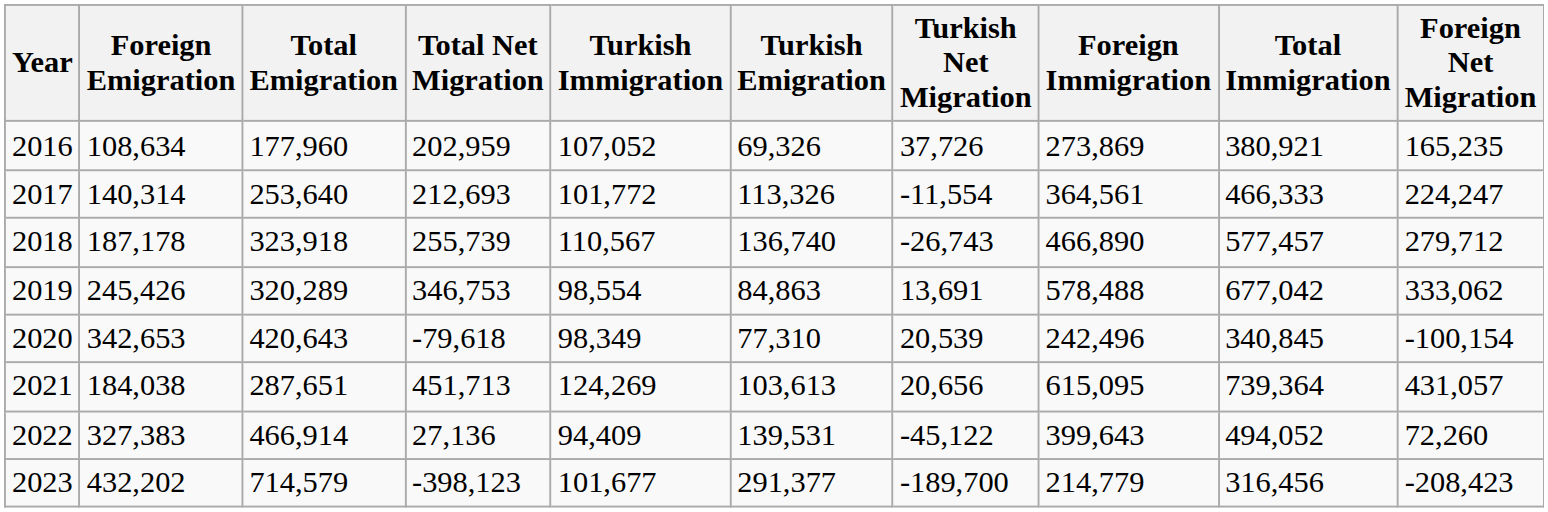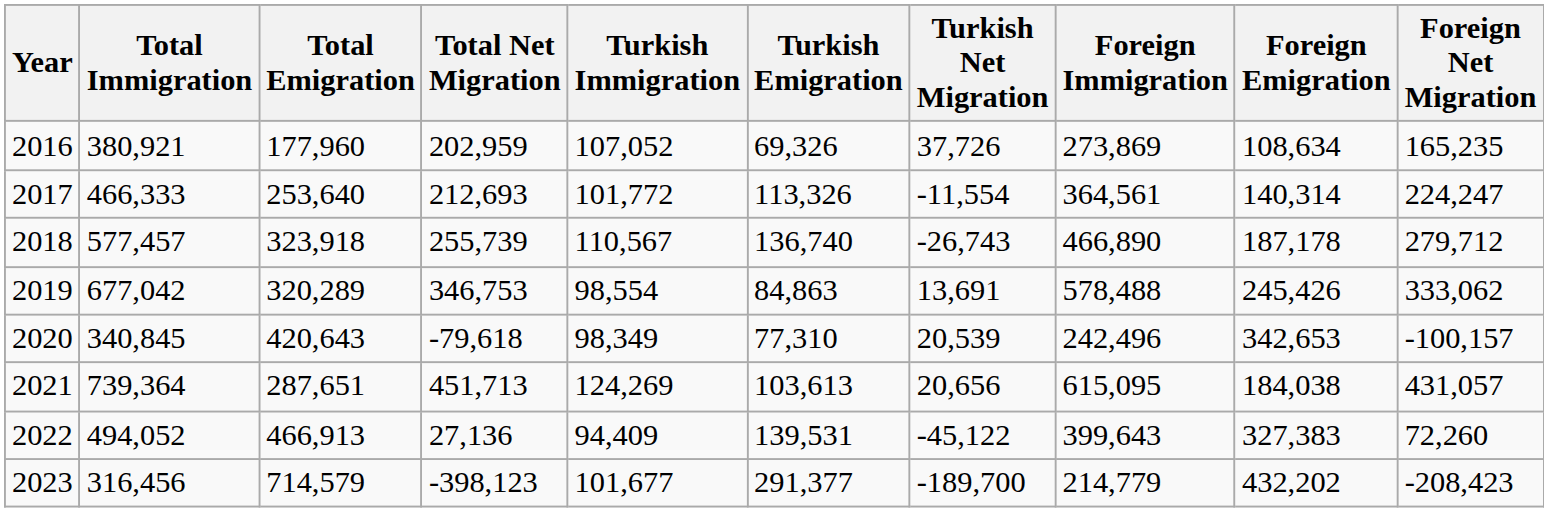columns swapped: (1308, 62) <-> (161, 62)
(1459, 338) -100,154 -> (1459, 338) -100,157
(299, 434) 466,914 -> (316, 434) 466,913
